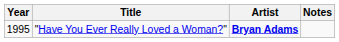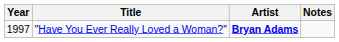(18, 29) 1995 -> (18, 29) 1997
